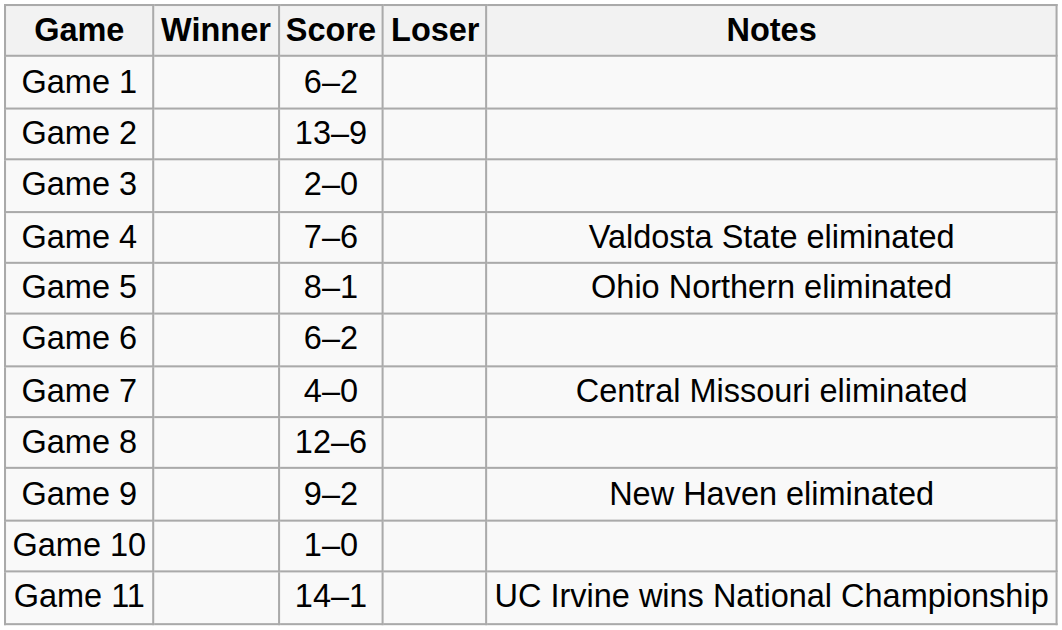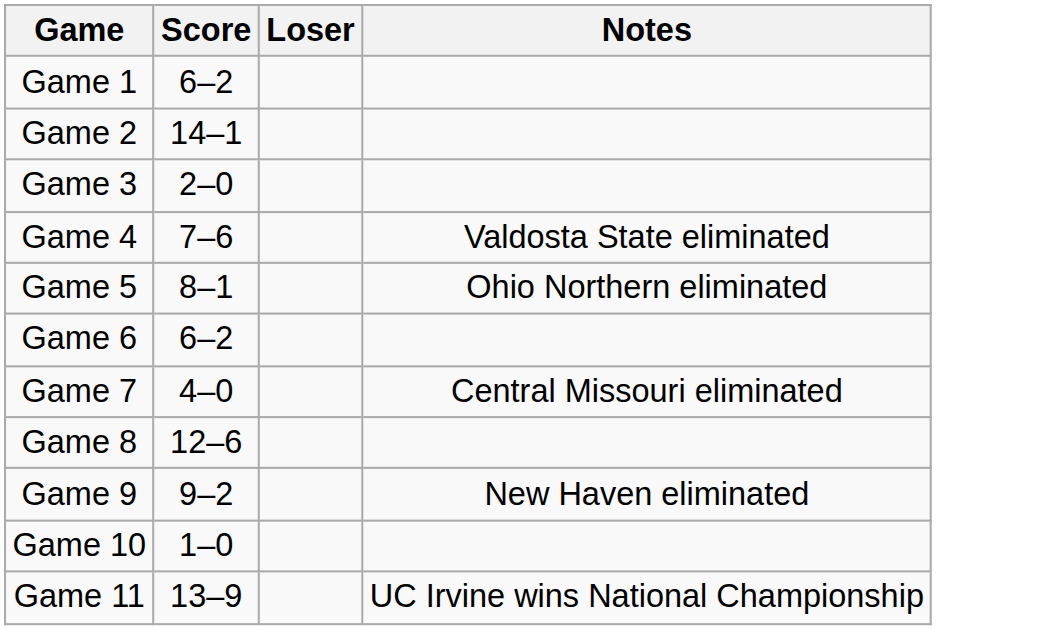- column: (216, 30)
(331, 133) 13–9 -> (206, 133) 14–1
(331, 596) 14–1 -> (206, 596) 13–9
